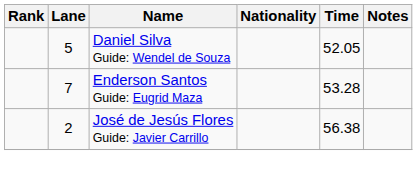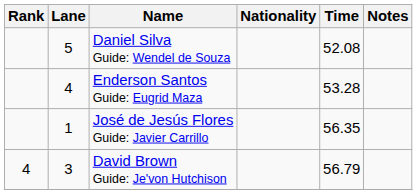(342, 48) 52.05 -> (342, 48) 52.08
(69, 88) 7 -> (69, 88) 4
(69, 128) 2 -> (69, 128) 1
(342, 128) 56.38 -> (342, 128) 56.35
+ row: (160, 169)
